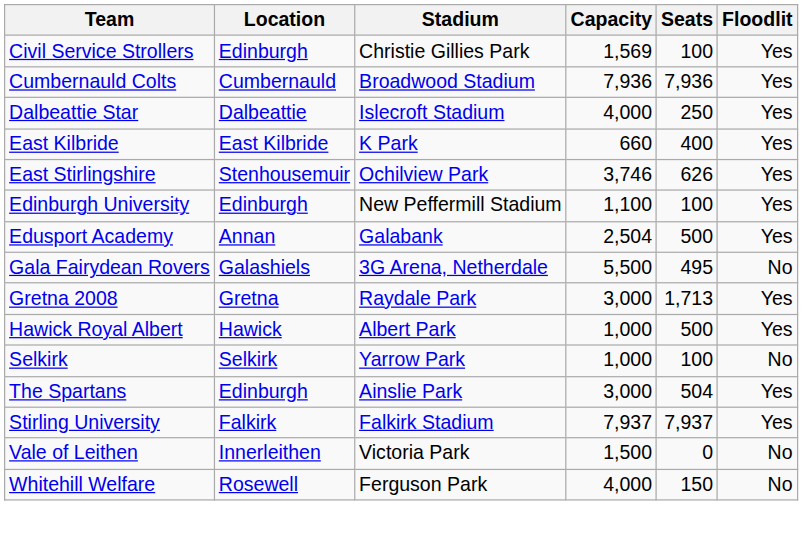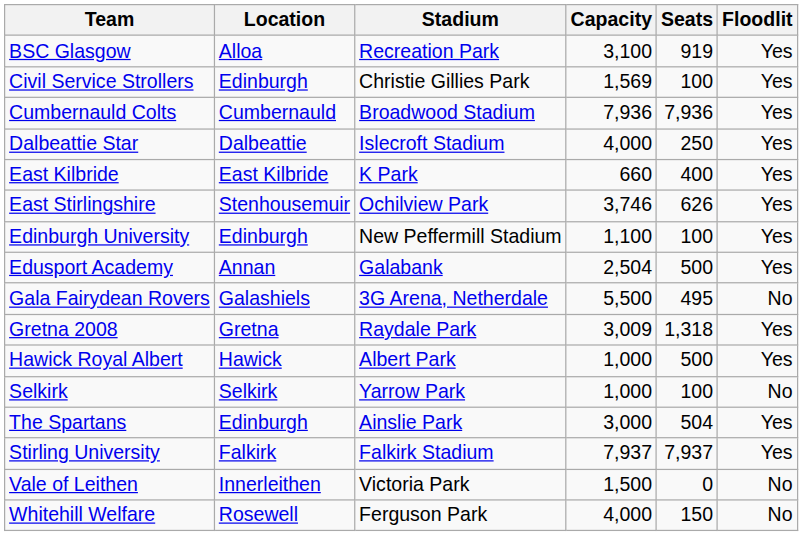+ row: (70, 50)
(628, 298) 3,000 -> (628, 329) 3,009
(689, 298) 1,713 -> (689, 329) 1,318
